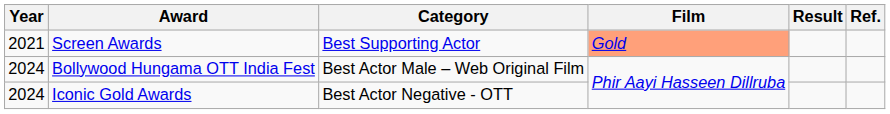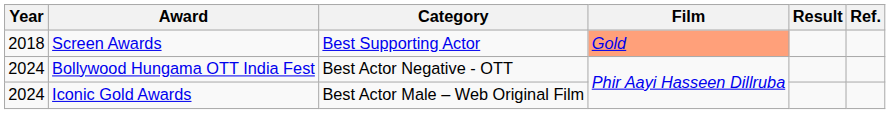(26, 43) 2021 -> (26, 43) 2018
(453, 69) Best Actor Male – Web Original Film -> (418, 69) Best Actor Negative - OTT
(418, 95) Best Actor Negative - OTT -> (453, 95) Best Actor Male – Web Original Film
